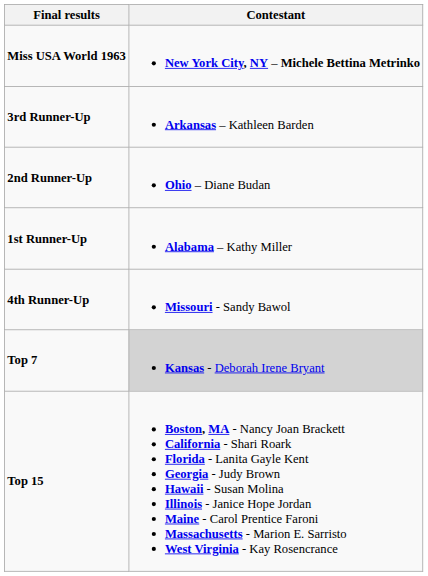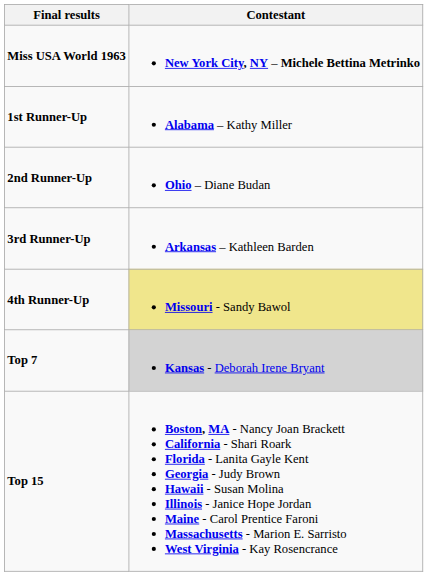rows swapped: (47, 238) <-> (49, 116)
(276, 307) no background -> (276, 307) khaki background
